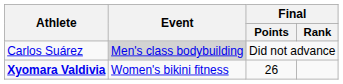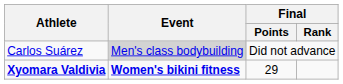(170, 70) normal -> (175, 70) bold
(271, 70) 26 -> (271, 70) 29
